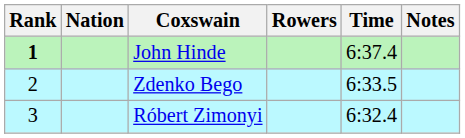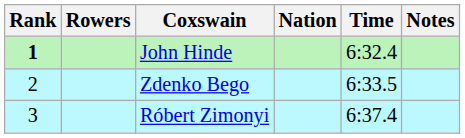columns swapped: (304, 20) <-> (95, 20)
(372, 52) 6:37.4 -> (372, 52) 6:32.4
(372, 116) 6:32.4 -> (372, 116) 6:37.4
